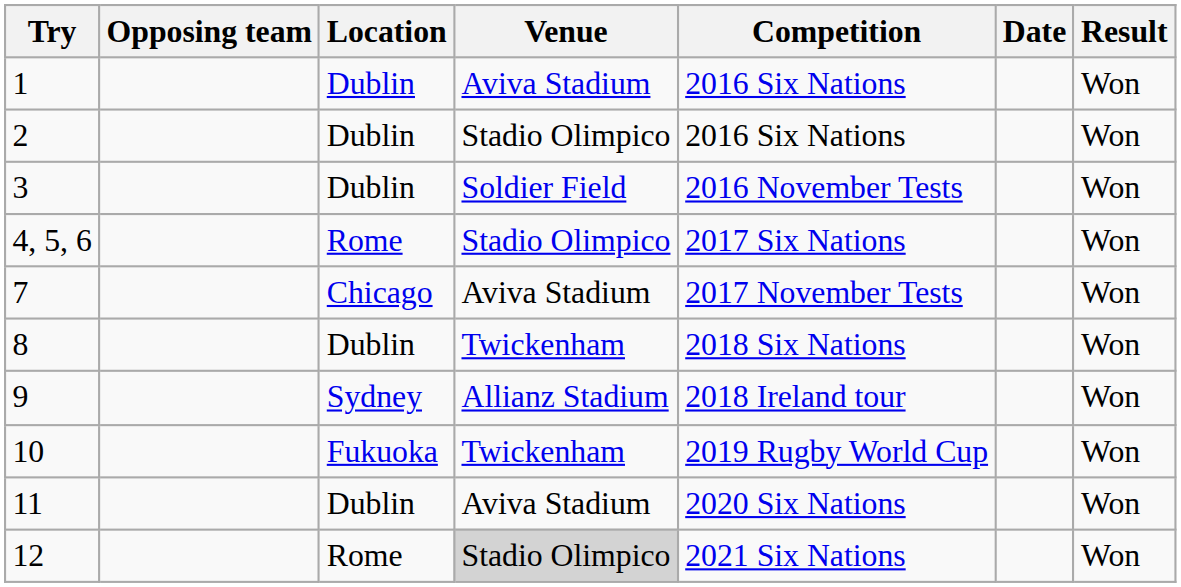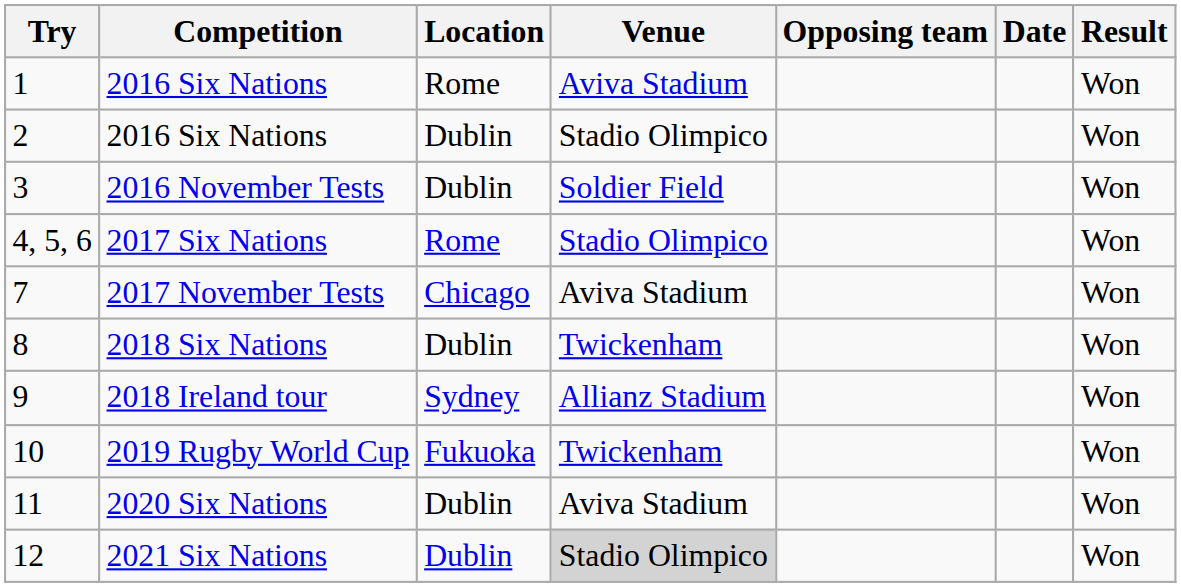columns swapped: (209, 30) <-> (837, 30)
(371, 83) Dublin -> (462, 83) Rome
(365, 554) Rome -> (468, 554) Dublin
